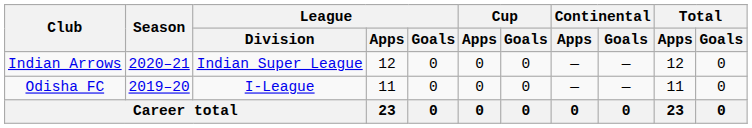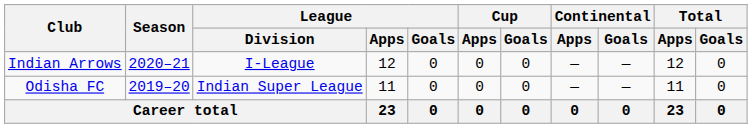(280, 64) Indian Super League -> (280, 64) I-League
(280, 88) I-League -> (280, 88) Indian Super League
